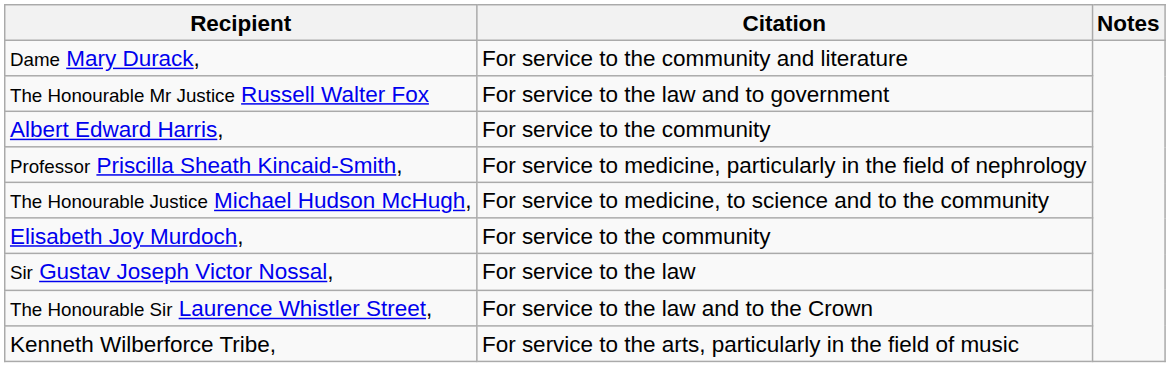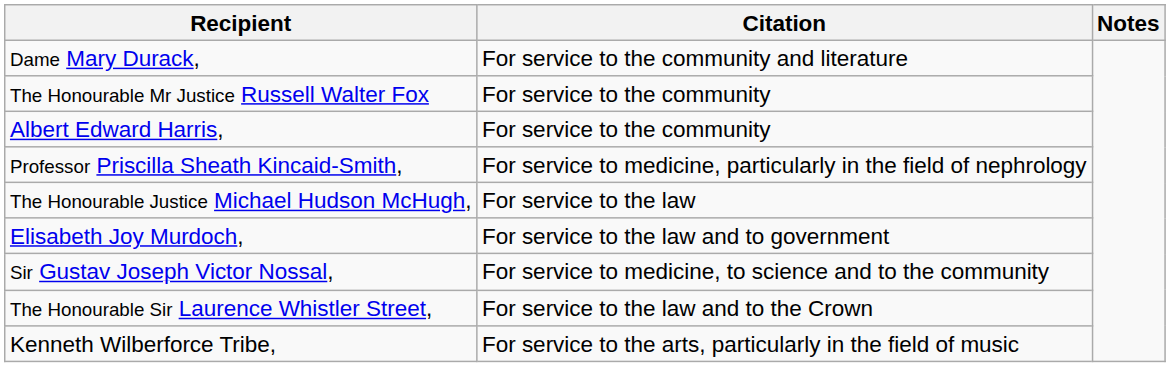(686, 94) For service to the law and to government -> (626, 94) For service to the community
(766, 201) For service to medicine, to science and to the community -> (589, 201) For service to the law
(626, 236) For service to the community -> (686, 236) For service to the law and to government
(589, 272) For service to the law -> (766, 272) For service to medicine, to science and to the community
